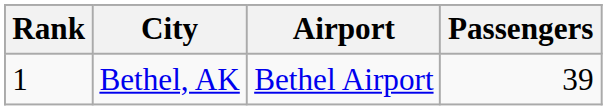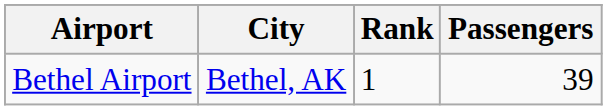columns swapped: (49, 29) <-> (344, 29)
